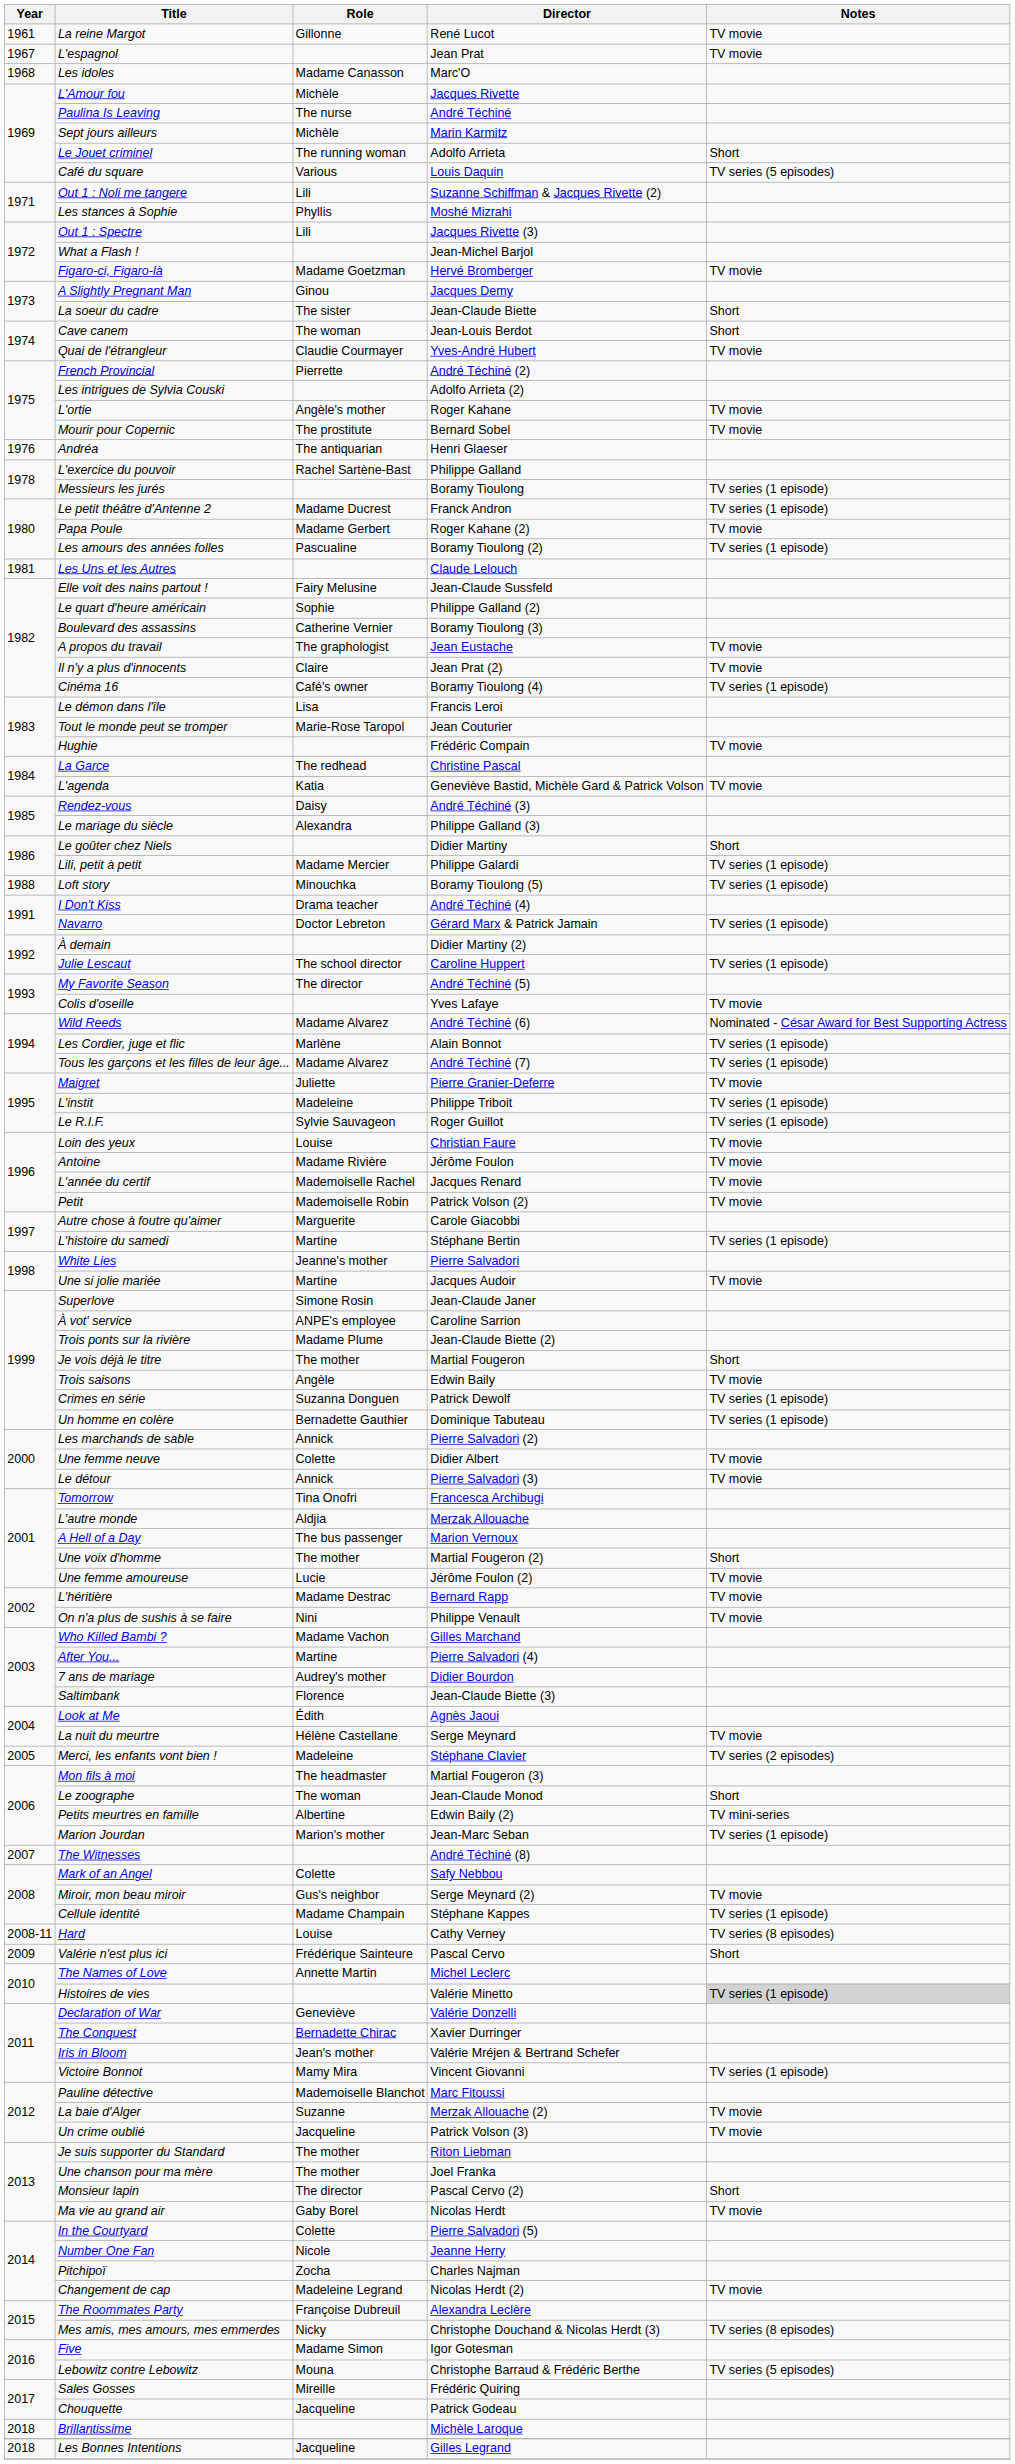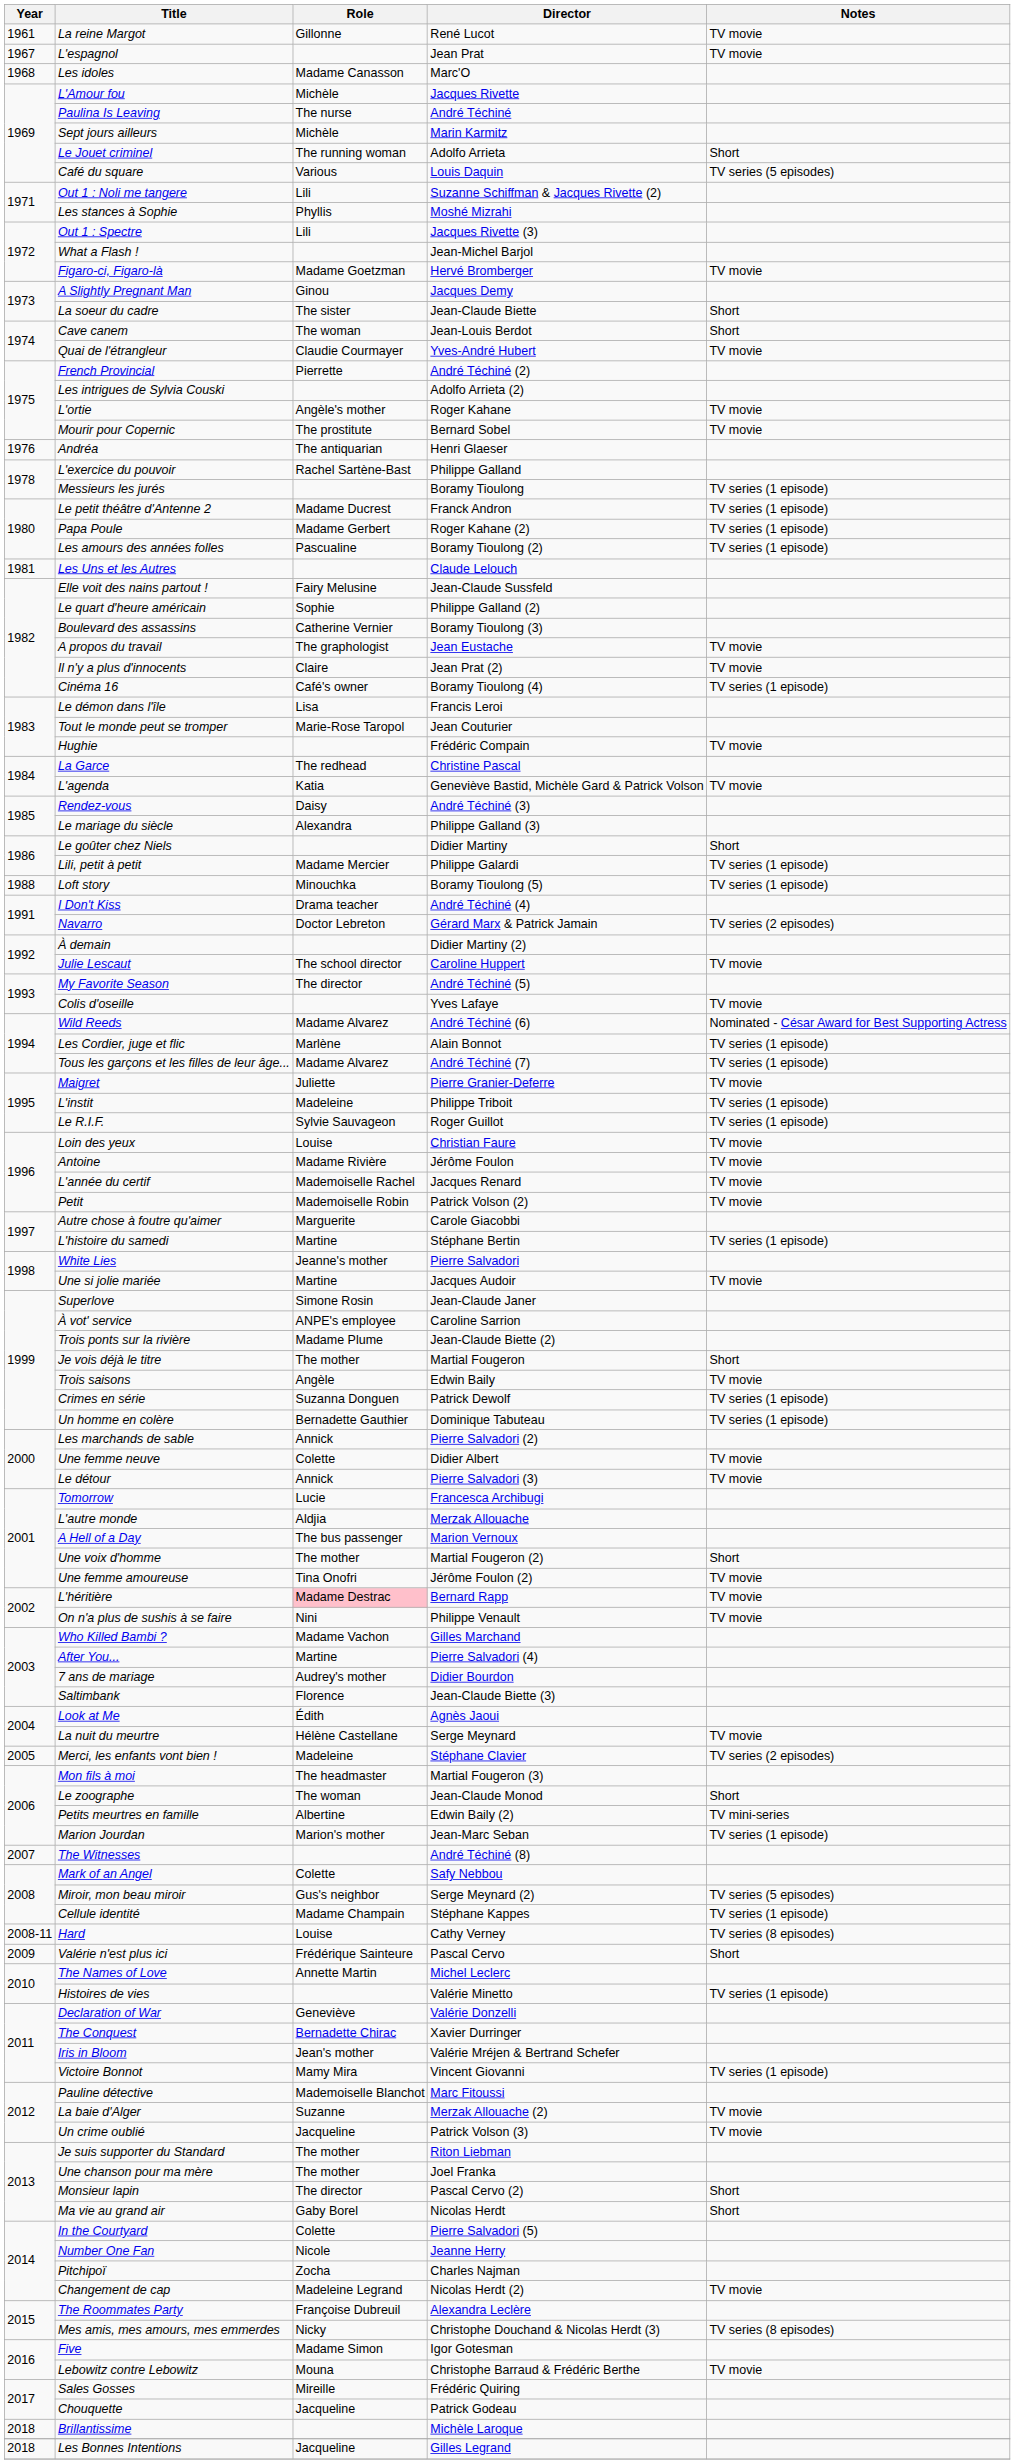(736, 529) TV movie -> (769, 529) TV series (1 episode)
(769, 924) TV series (1 episode) -> (772, 924) TV series (2 episodes)
(769, 964) TV series (1 episode) -> (736, 964) TV movie
(326, 1498) Tina Onofri -> (311, 1498) Lucie
(311, 1578) Lucie -> (326, 1578) Tina Onofri
(343, 1597) no background -> (343, 1597) pink background
(736, 1894) TV movie -> (772, 1894) TV series (5 episodes)
(769, 1993) lightgrey background -> (769, 1993) no background
(736, 2211) TV movie -> (724, 2211) Short
(772, 2369) TV series (5 episodes) -> (736, 2369) TV movie
